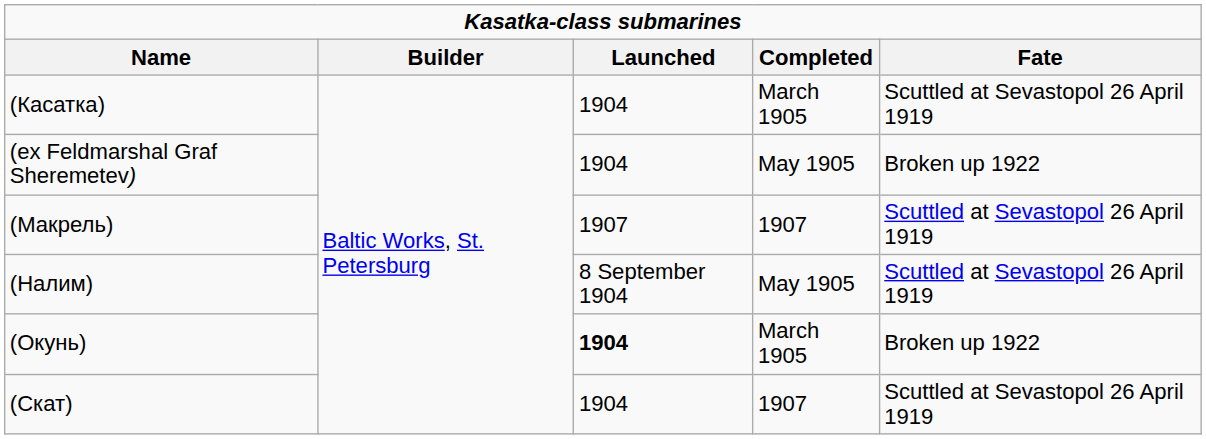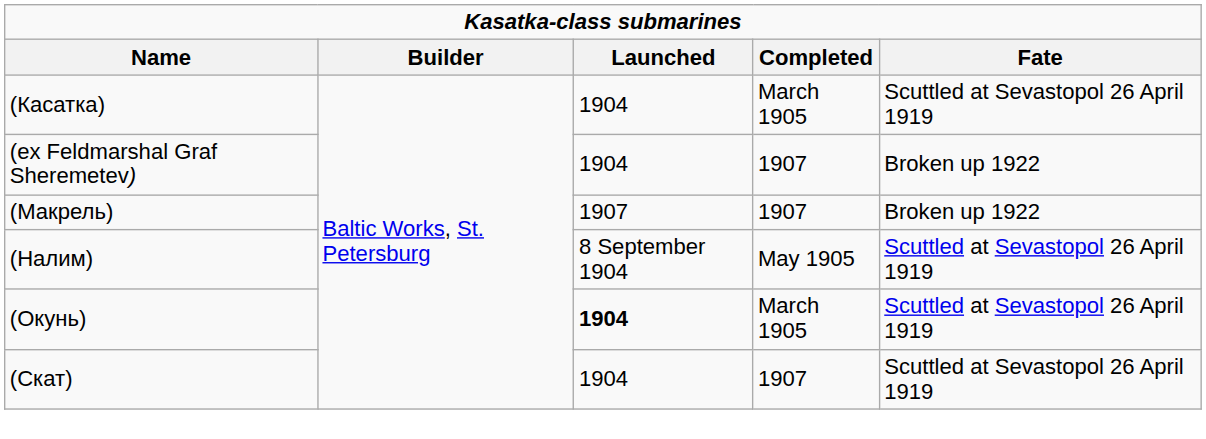(806, 164) May 1905 -> (782, 164) 1907
(1034, 224) Scuttled at Sevastopol 26 April 1919 -> (962, 211) Broken up 1922
(962, 343) Broken up 1922 -> (1034, 319) Scuttled at Sevastopol 26 April 1919
